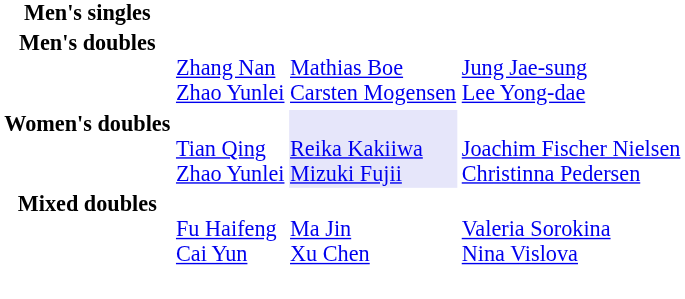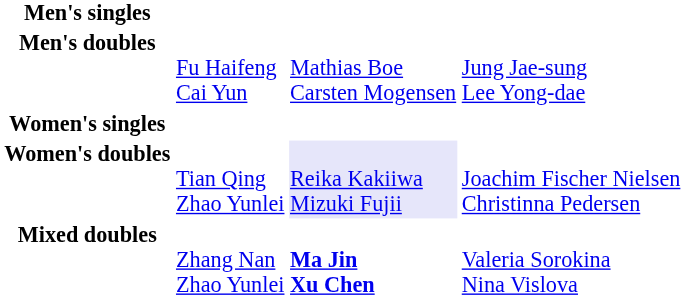(230, 80) Zhang Nan Zhao Yunlei -> (226, 80) Fu Haifeng Cai Yun
+ row: (87, 123)
(226, 241) Fu Haifeng Cai Yun -> (230, 272) Zhang Nan Zhao Yunlei
(330, 241) normal -> (332, 272) bold
